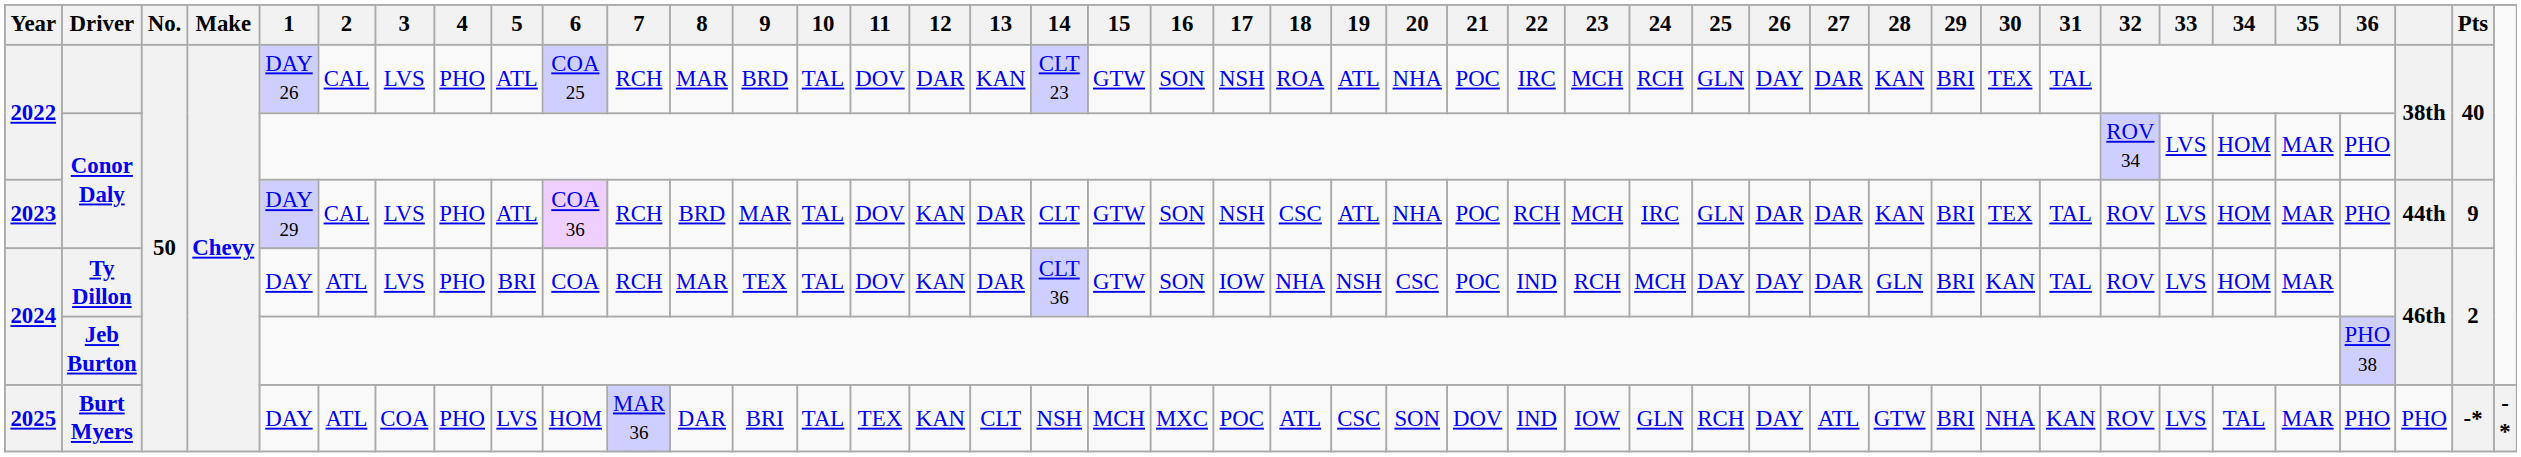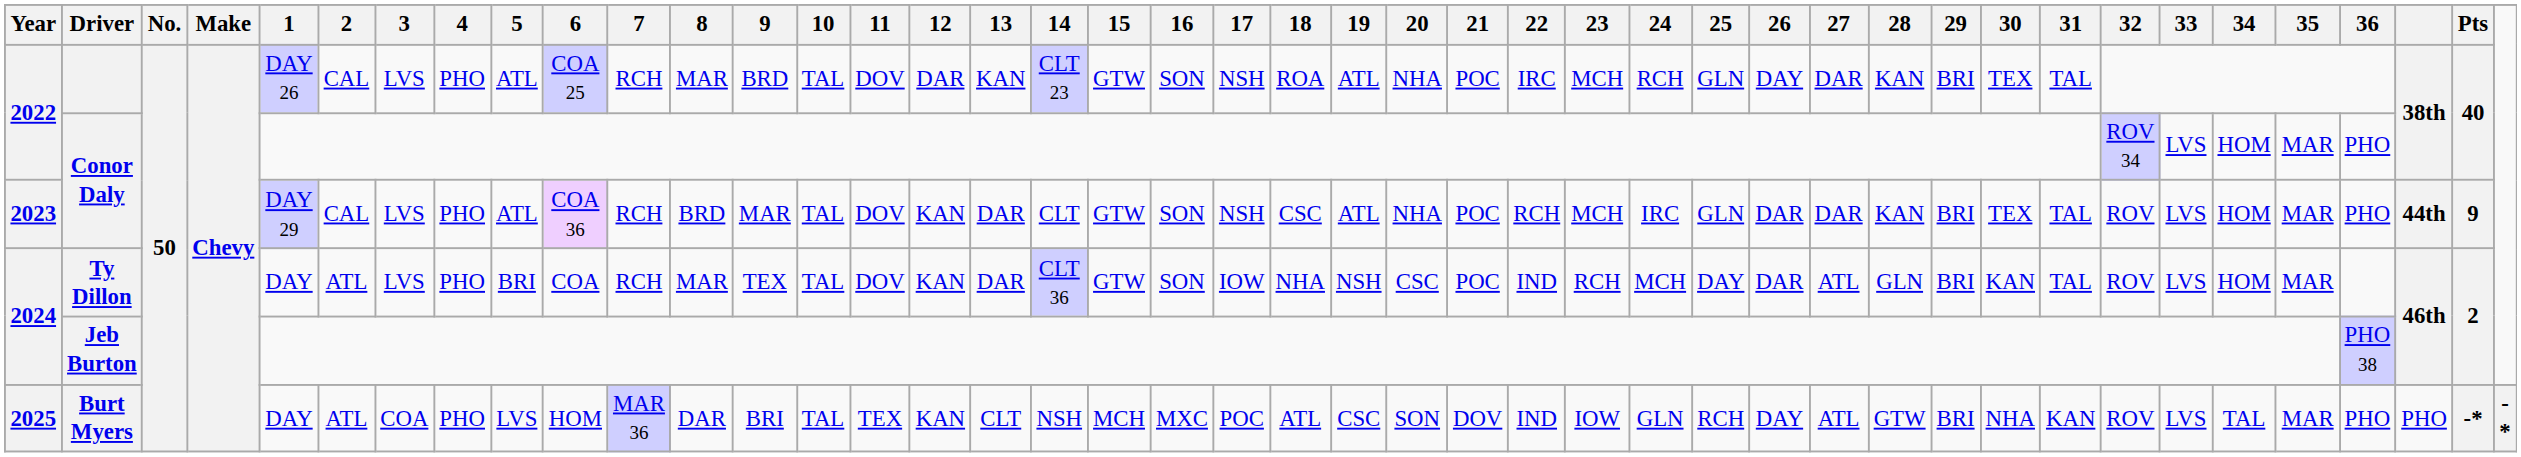(1779, 281) DAY -> (1779, 281) DAR
(1839, 281) DAR -> (1839, 281) ATL
